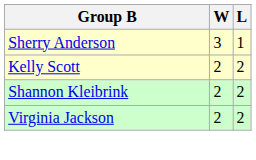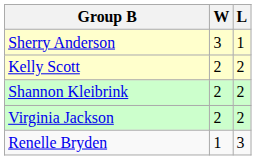+ row: (58, 142)
